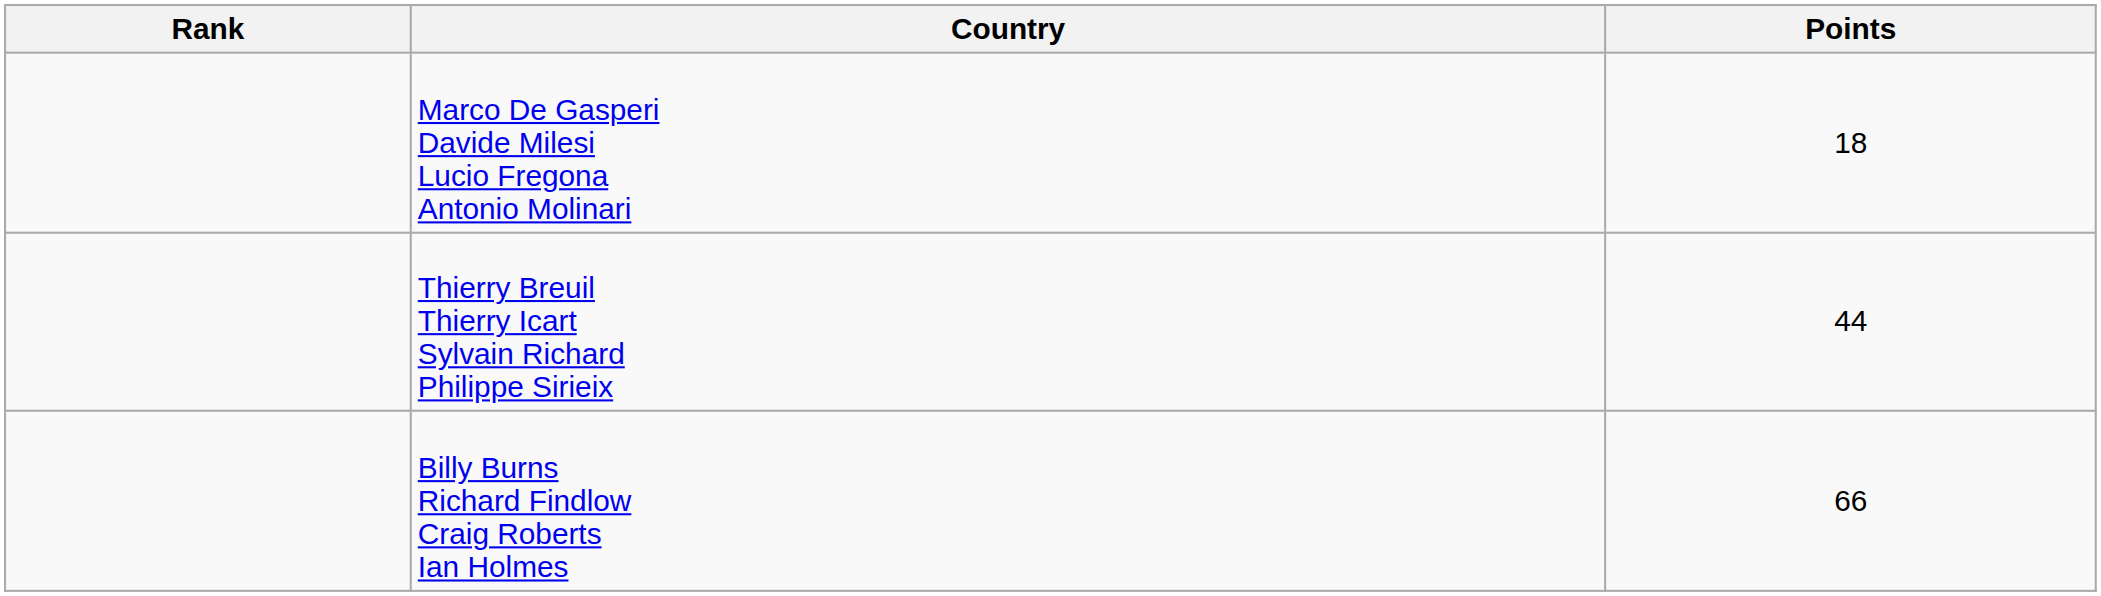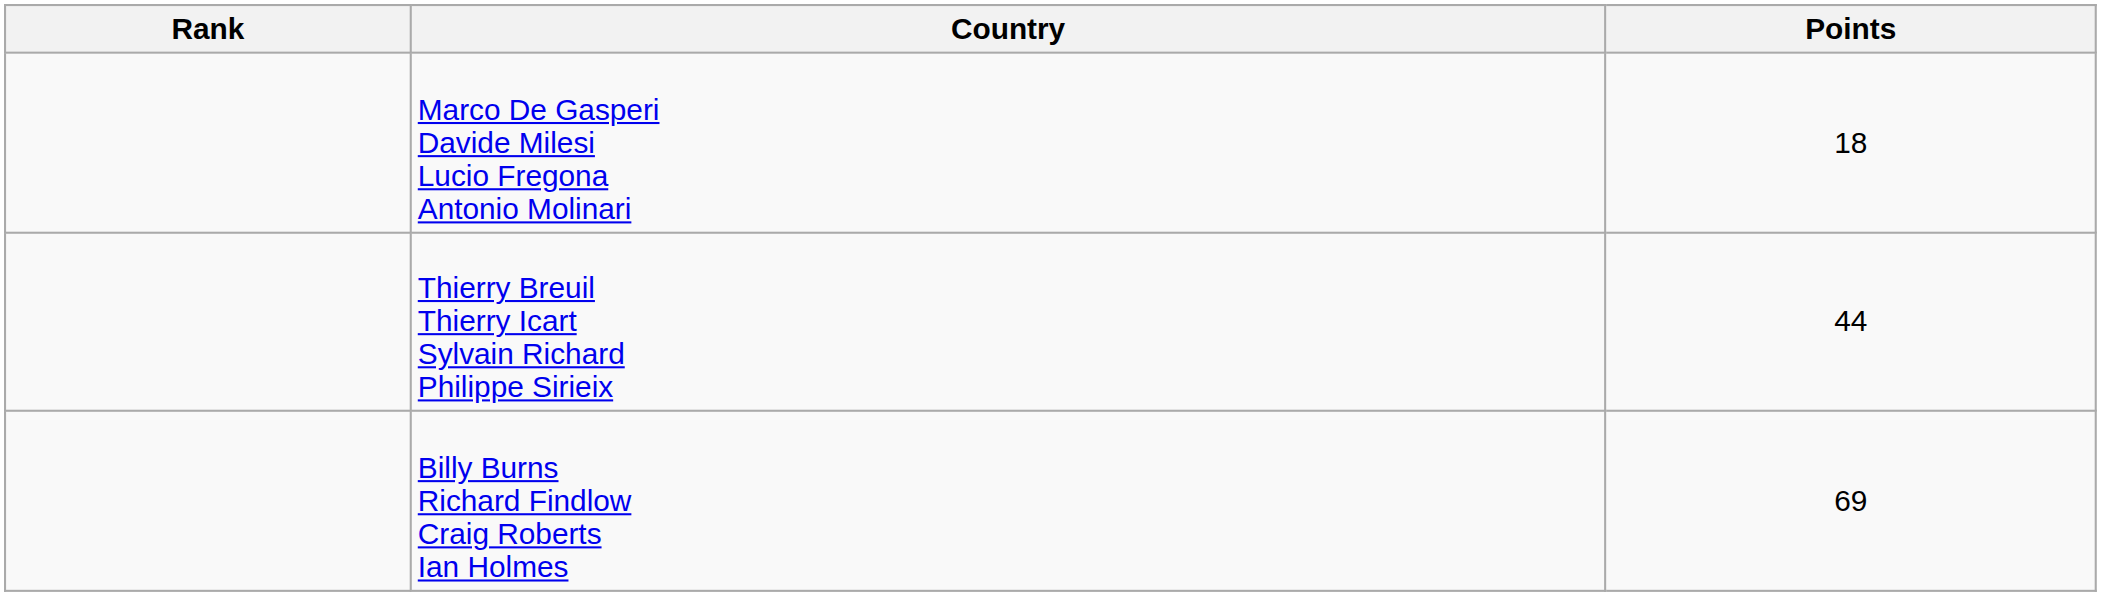(1851, 501) 66 -> (1851, 501) 69
